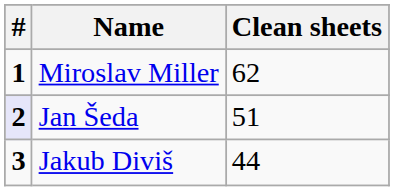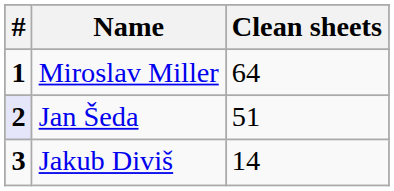(246, 71) 62 -> (246, 71) 64
(246, 161) 44 -> (246, 161) 14
